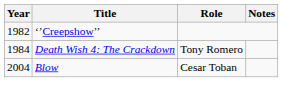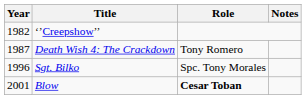(18, 49) 1984 -> (18, 49) 1987
+ row: (57, 67)
(18, 67) 2004 -> (18, 85) 2001
(209, 67) normal -> (211, 85) bold
